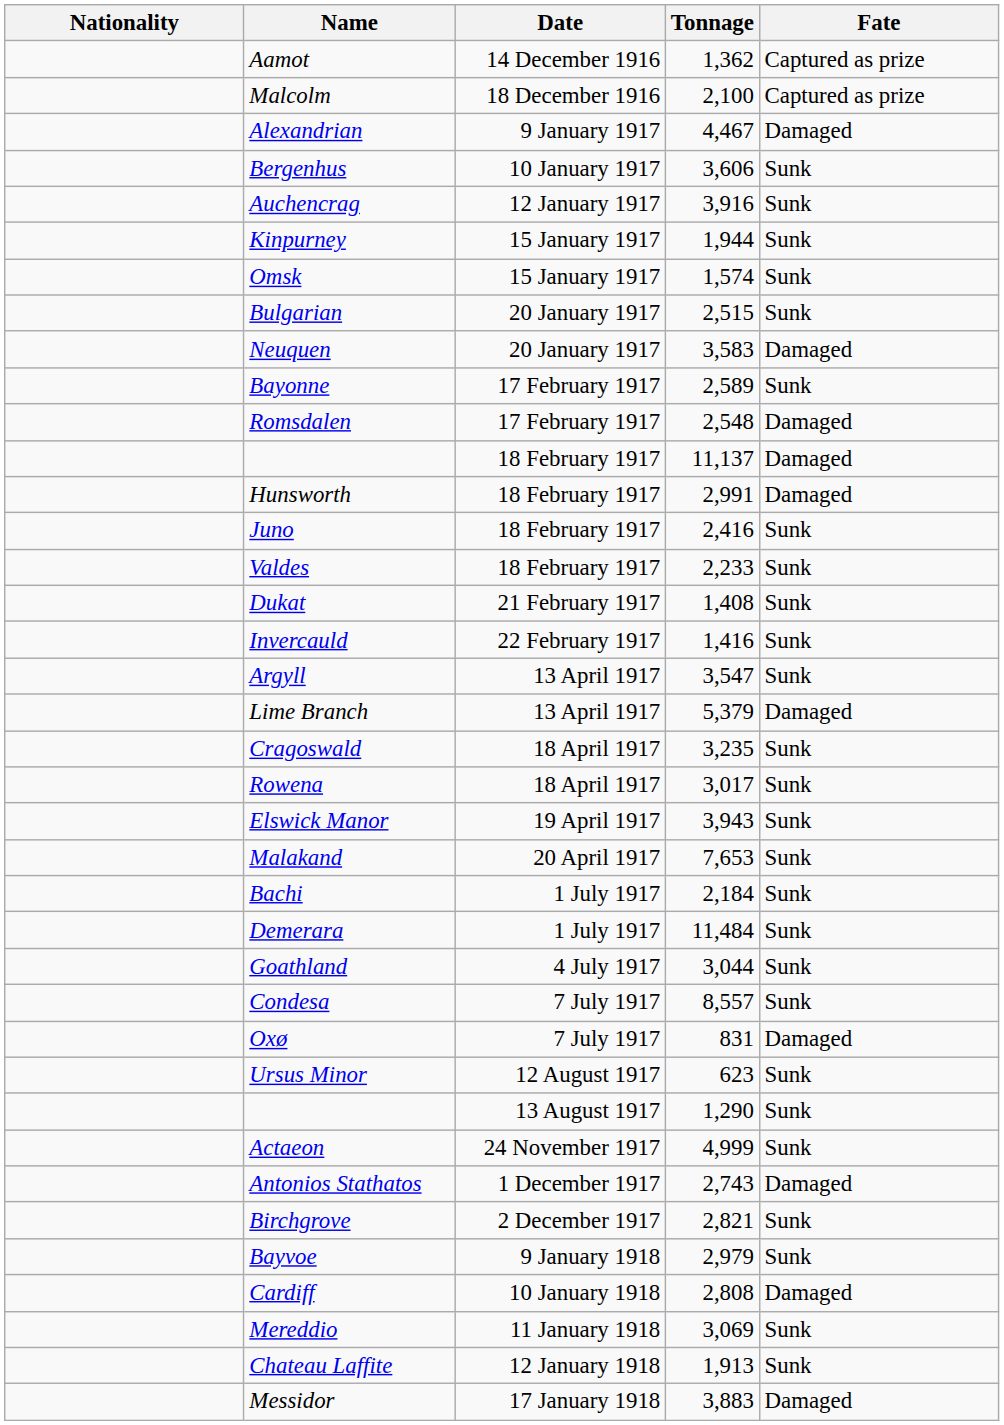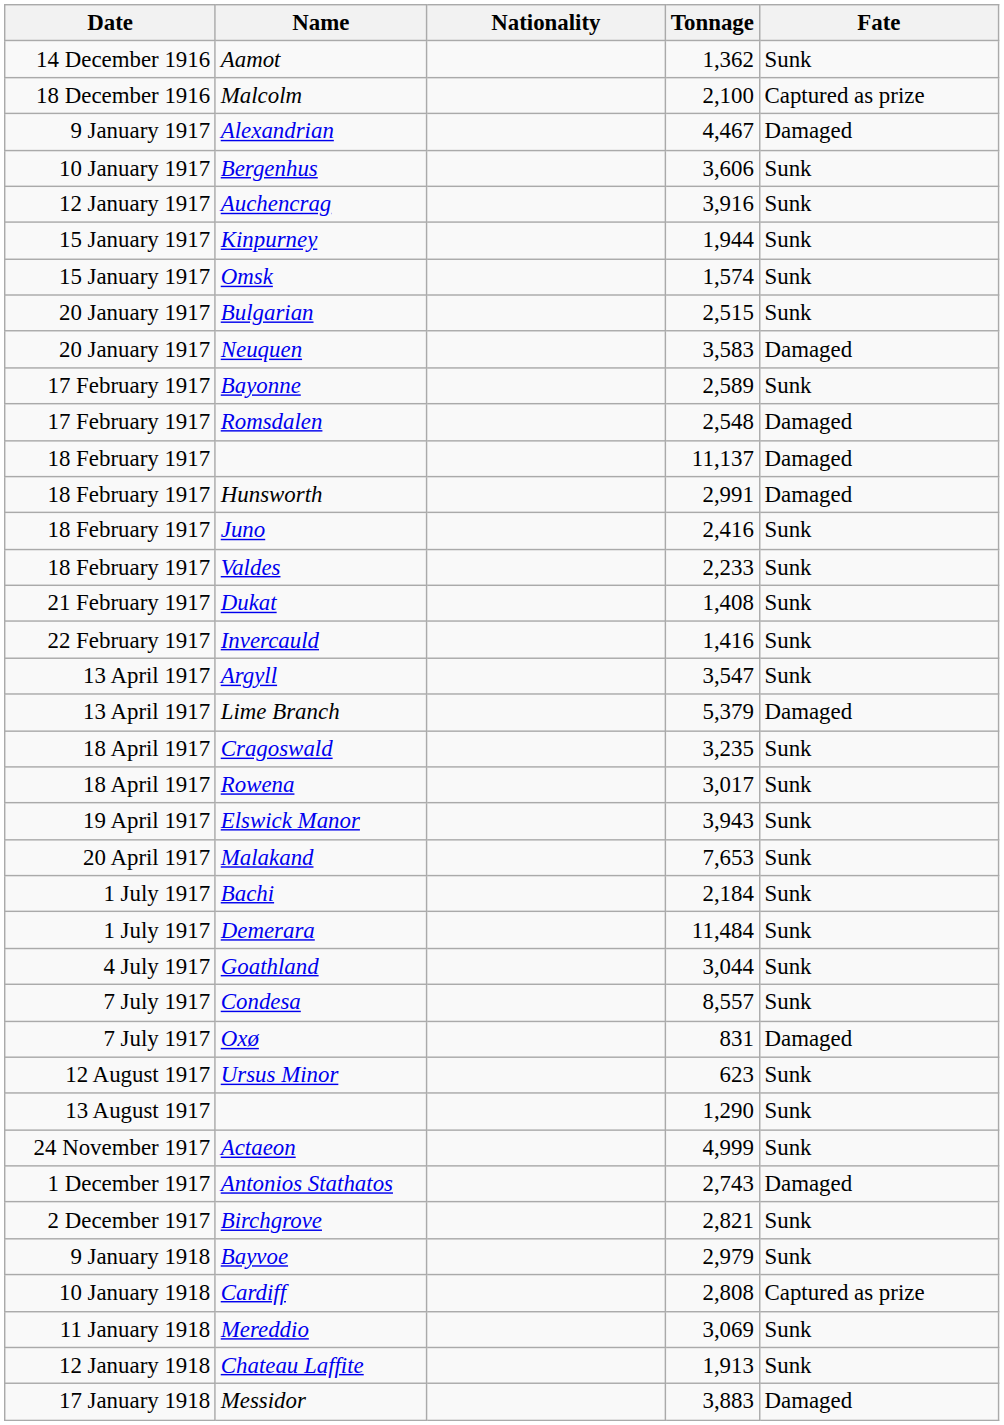columns swapped: (560, 22) <-> (124, 22)
(845, 58) Captured as prize -> (788, 58) Sunk
(808, 1292) Damaged -> (845, 1292) Captured as prize
